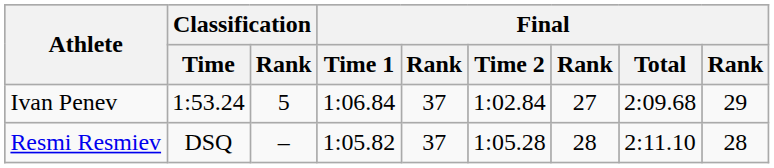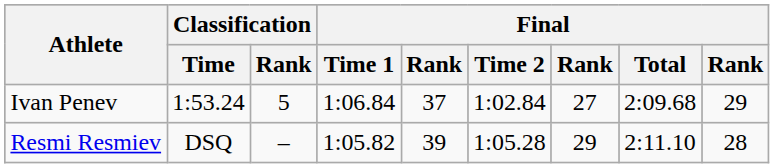(434, 142) 37 -> (434, 142) 39
(585, 142) 28 -> (585, 142) 29
